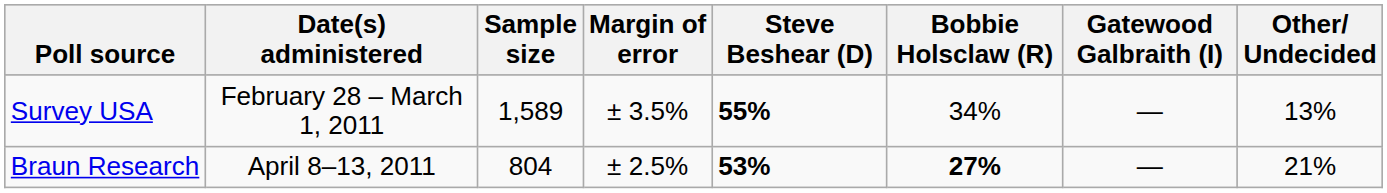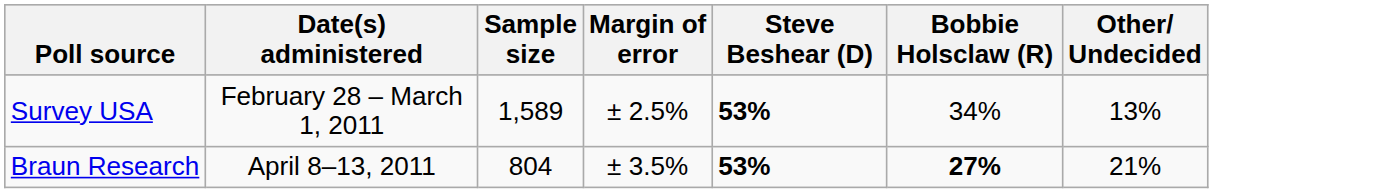- column: (1150, 39)
(648, 110) ± 3.5% -> (648, 110) ± 2.5%
(744, 110) 55% -> (744, 110) 53%
(648, 166) ± 2.5% -> (648, 166) ± 3.5%
